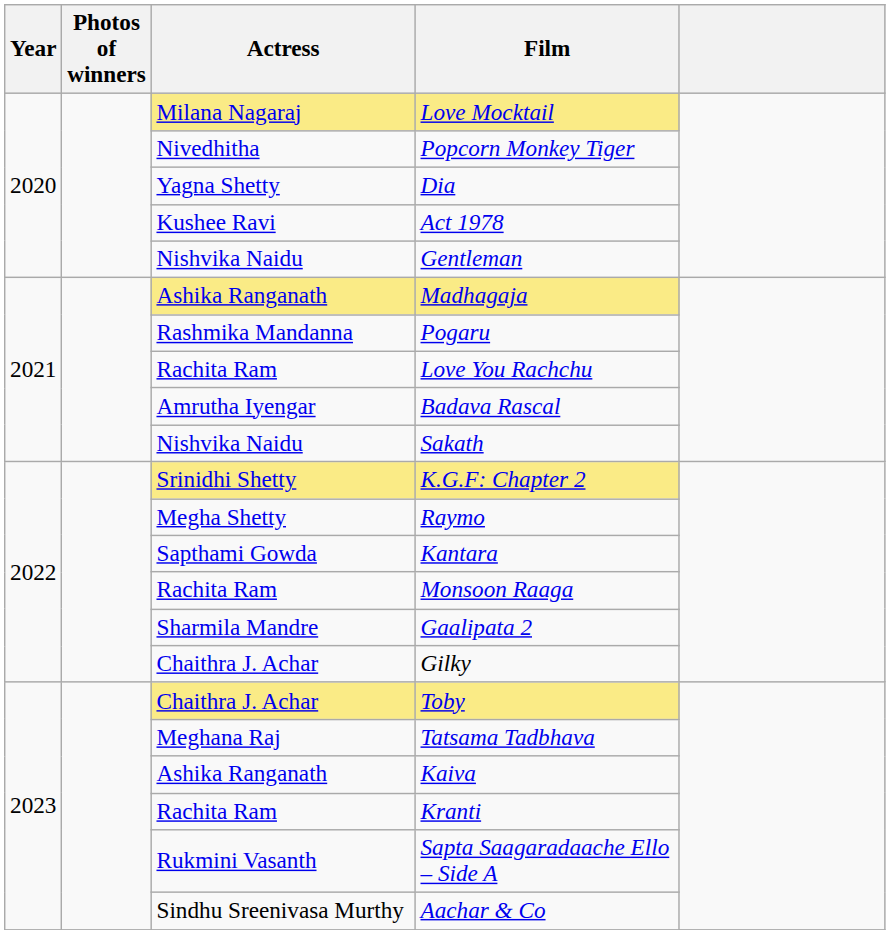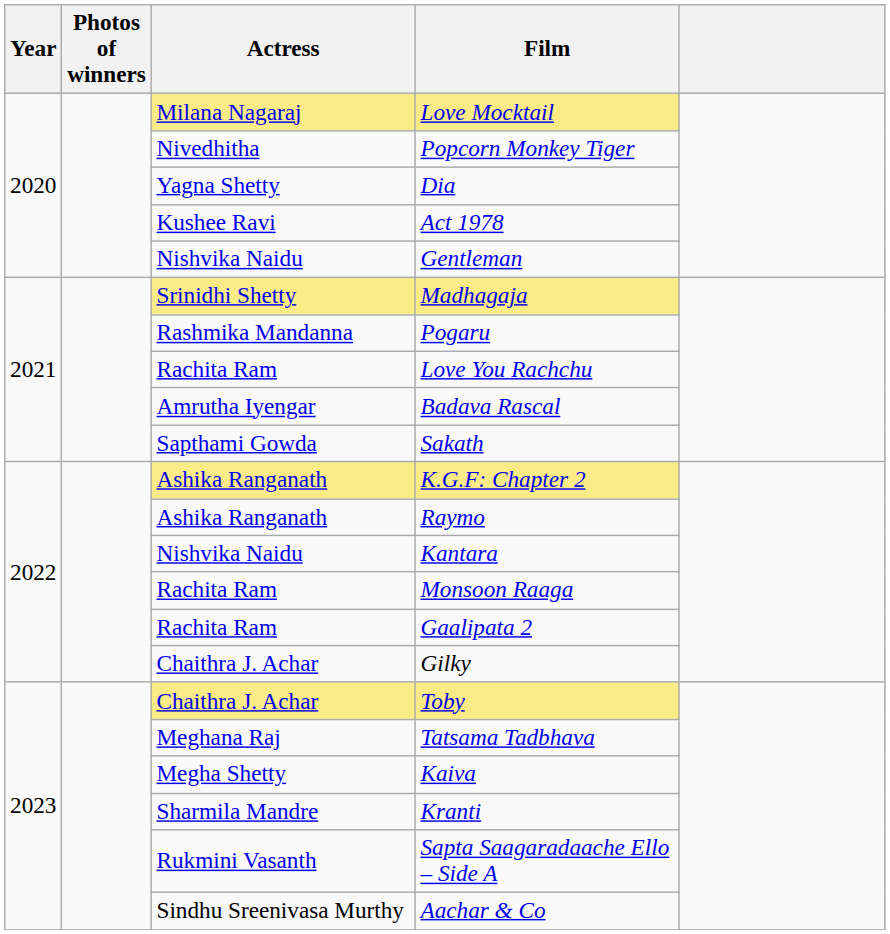(242, 295) Ashika Ranganath -> (226, 295) Srinidhi Shetty
(230, 443) Nishvika Naidu -> (237, 443) Sapthami Gowda
(226, 479) Srinidhi Shetty -> (242, 479) Ashika Ranganath
(221, 516) Megha Shetty -> (242, 516) Ashika Ranganath
(237, 553) Sapthami Gowda -> (230, 553) Nishvika Naidu
(237, 627) Sharmila Mandre -> (217, 627) Rachita Ram
(242, 774) Ashika Ranganath -> (221, 774) Megha Shetty
(217, 810) Rachita Ram -> (237, 810) Sharmila Mandre
